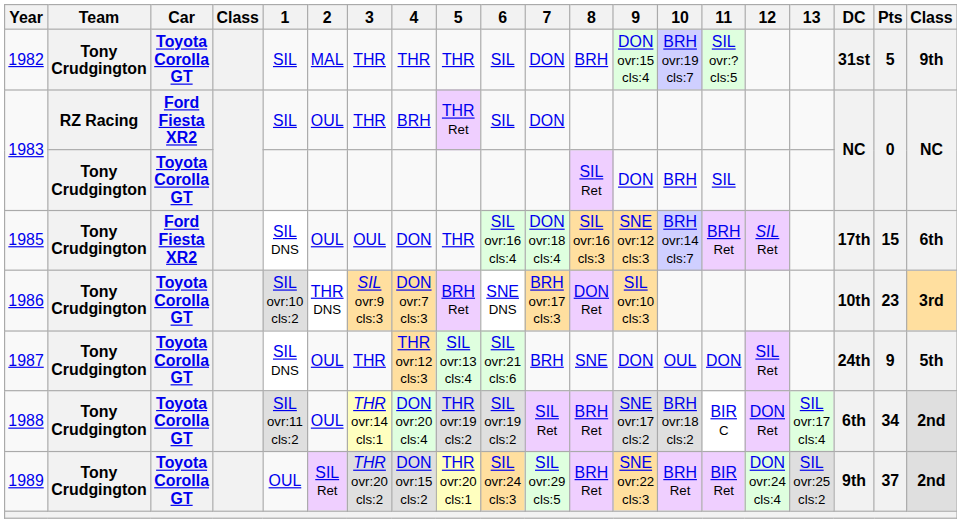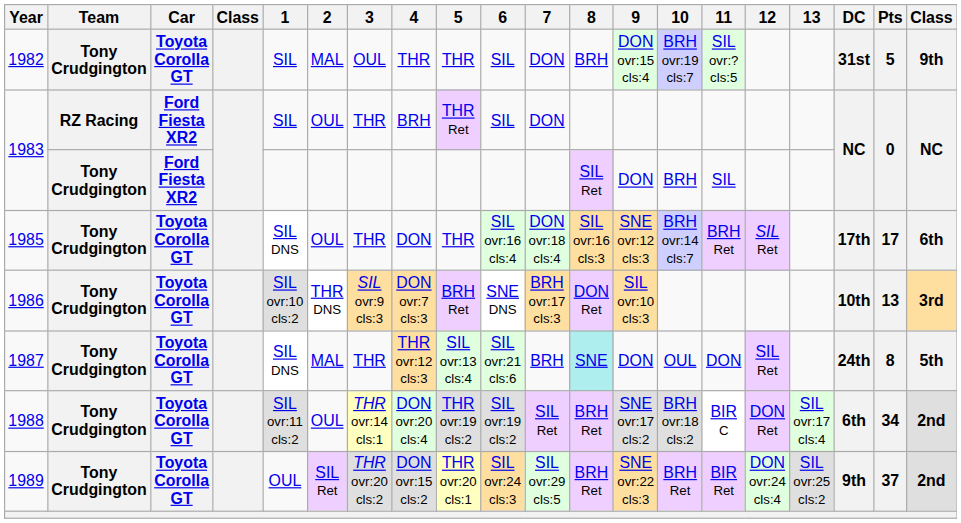(370, 59) THR -> (370, 59) OUL
(182, 180) Toyota Corolla GT -> (182, 180) Ford Fiesta XR2
(182, 240) Ford Fiesta XR2 -> (182, 240) Toyota Corolla GT
(370, 240) OUL -> (370, 240) THR
(890, 240) 15 -> (890, 240) 17
(890, 300) 23 -> (890, 300) 13
(327, 360) OUL -> (327, 360) MAL
(591, 360) no background -> (591, 360) paleturquoise background
(890, 360) 9 -> (890, 360) 8
